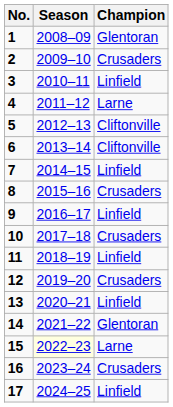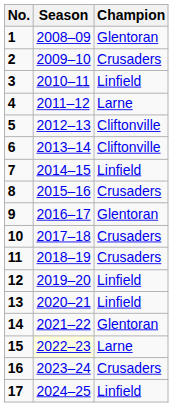(119, 214) Linfield -> (128, 214) Glentoran
(119, 258) Linfield -> (129, 258) Crusaders
(129, 280) Crusaders -> (119, 280) Linfield
